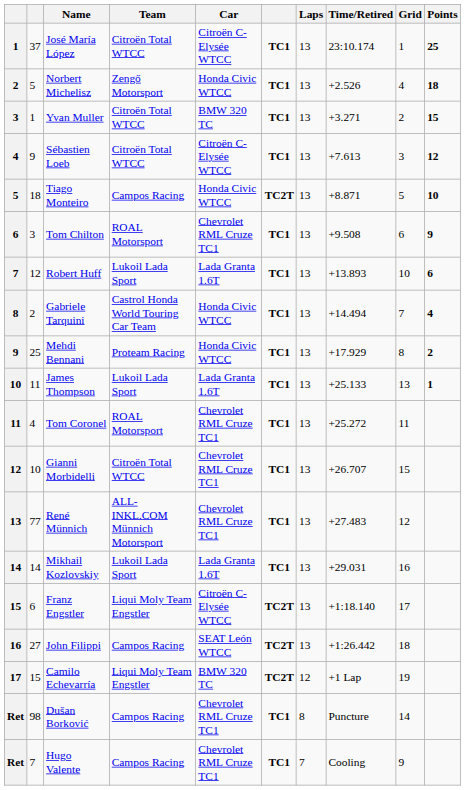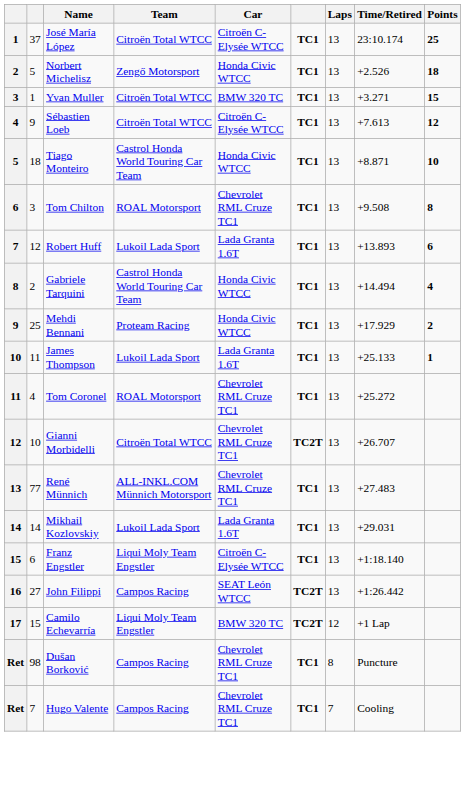- column: (410, 14)
(148, 195) Campos Racing -> (159, 162) Castrol Honda World Touring Car Team
(279, 195) TC2T -> (308, 162) TC1
(430, 234) 9 -> (430, 207) 8
(279, 469) TC1 -> (308, 442) TC2T
(279, 606) TC2T -> (308, 559) TC1
